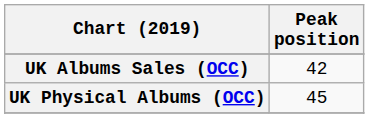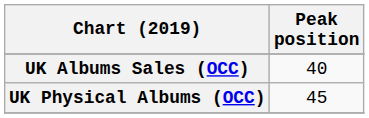(317, 69) 42 -> (317, 69) 40
